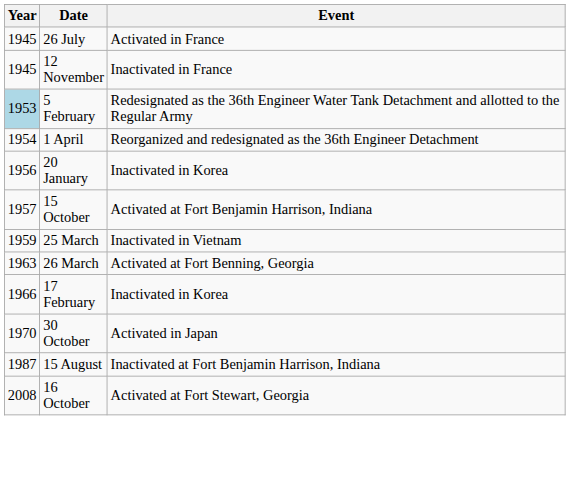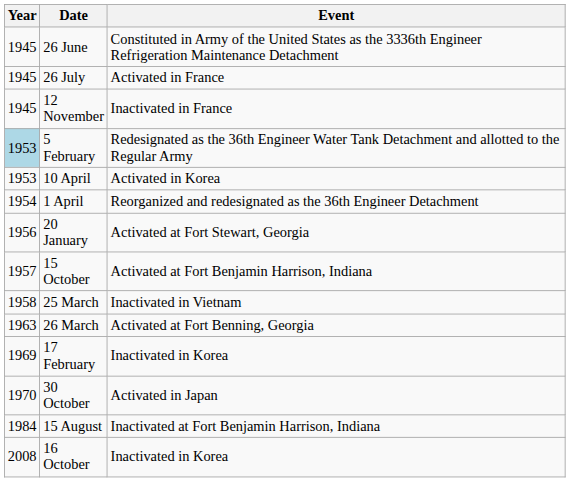+ row: (65, 46)
+ row: (67, 178)
(169, 170) Inactivated in Korea -> (210, 232) Activated at Fort Stewart, Georgia
(22, 240) 1959 -> (22, 302) 1958
(22, 294) 1966 -> (22, 356) 1969
(22, 364) 1987 -> (22, 426) 1984
(210, 395) Activated at Fort Stewart, Georgia -> (169, 457) Inactivated in Korea
